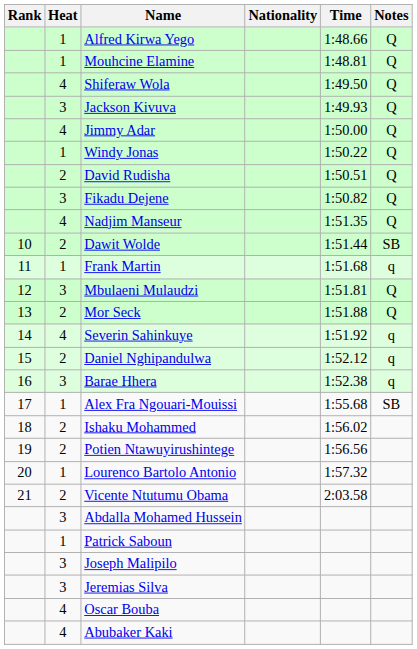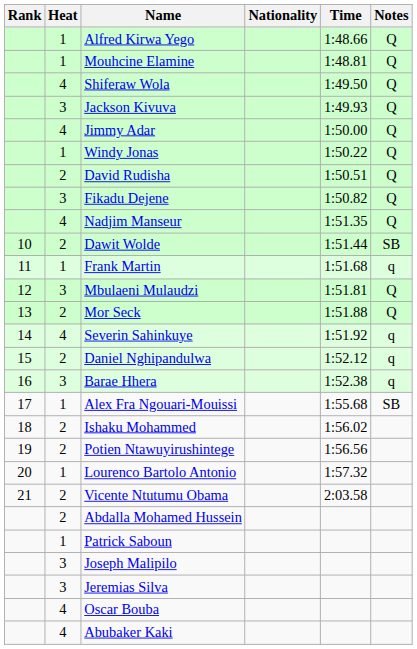(63, 518) 3 -> (63, 518) 2
